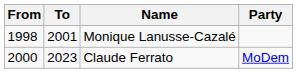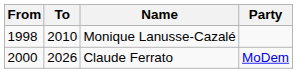(62, 36) 2001 -> (62, 36) 2010
(62, 57) 2023 -> (62, 57) 2026
